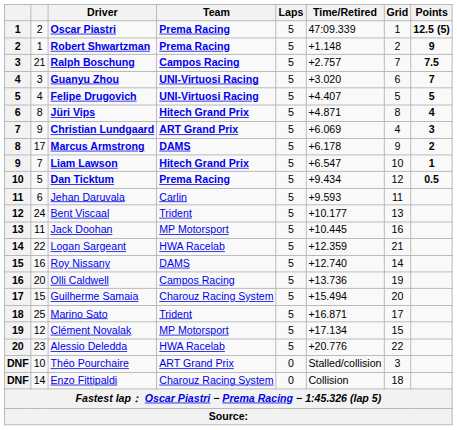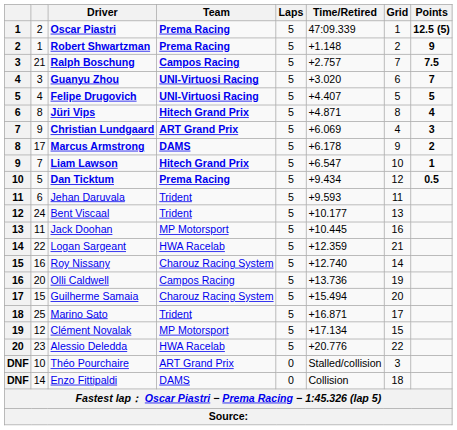(173, 196) Carlin -> (176, 196) Trident
(175, 263) DAMS -> (216, 263) Charouz Racing System
(216, 380) Charouz Racing System -> (175, 380) DAMS
